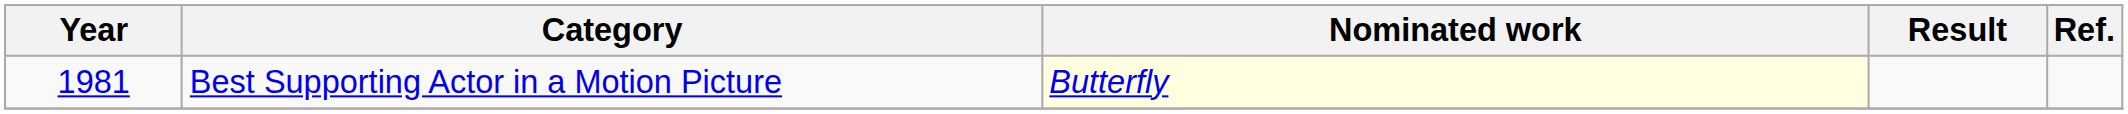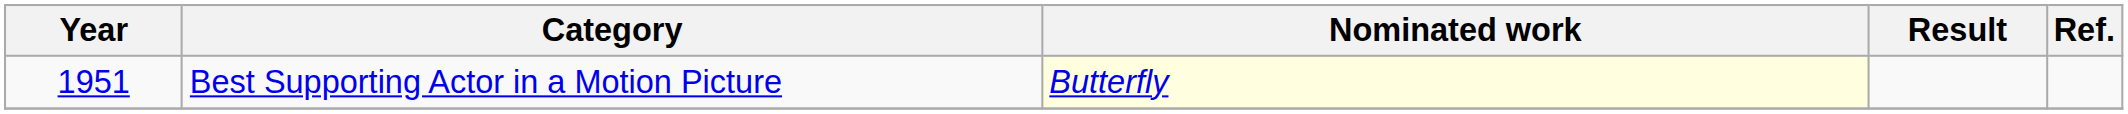(94, 81) 1981 -> (94, 81) 1951
